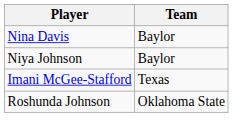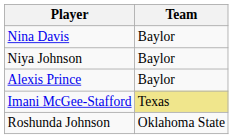+ row: (44, 79)
(154, 79) no background -> (154, 101) khaki background
